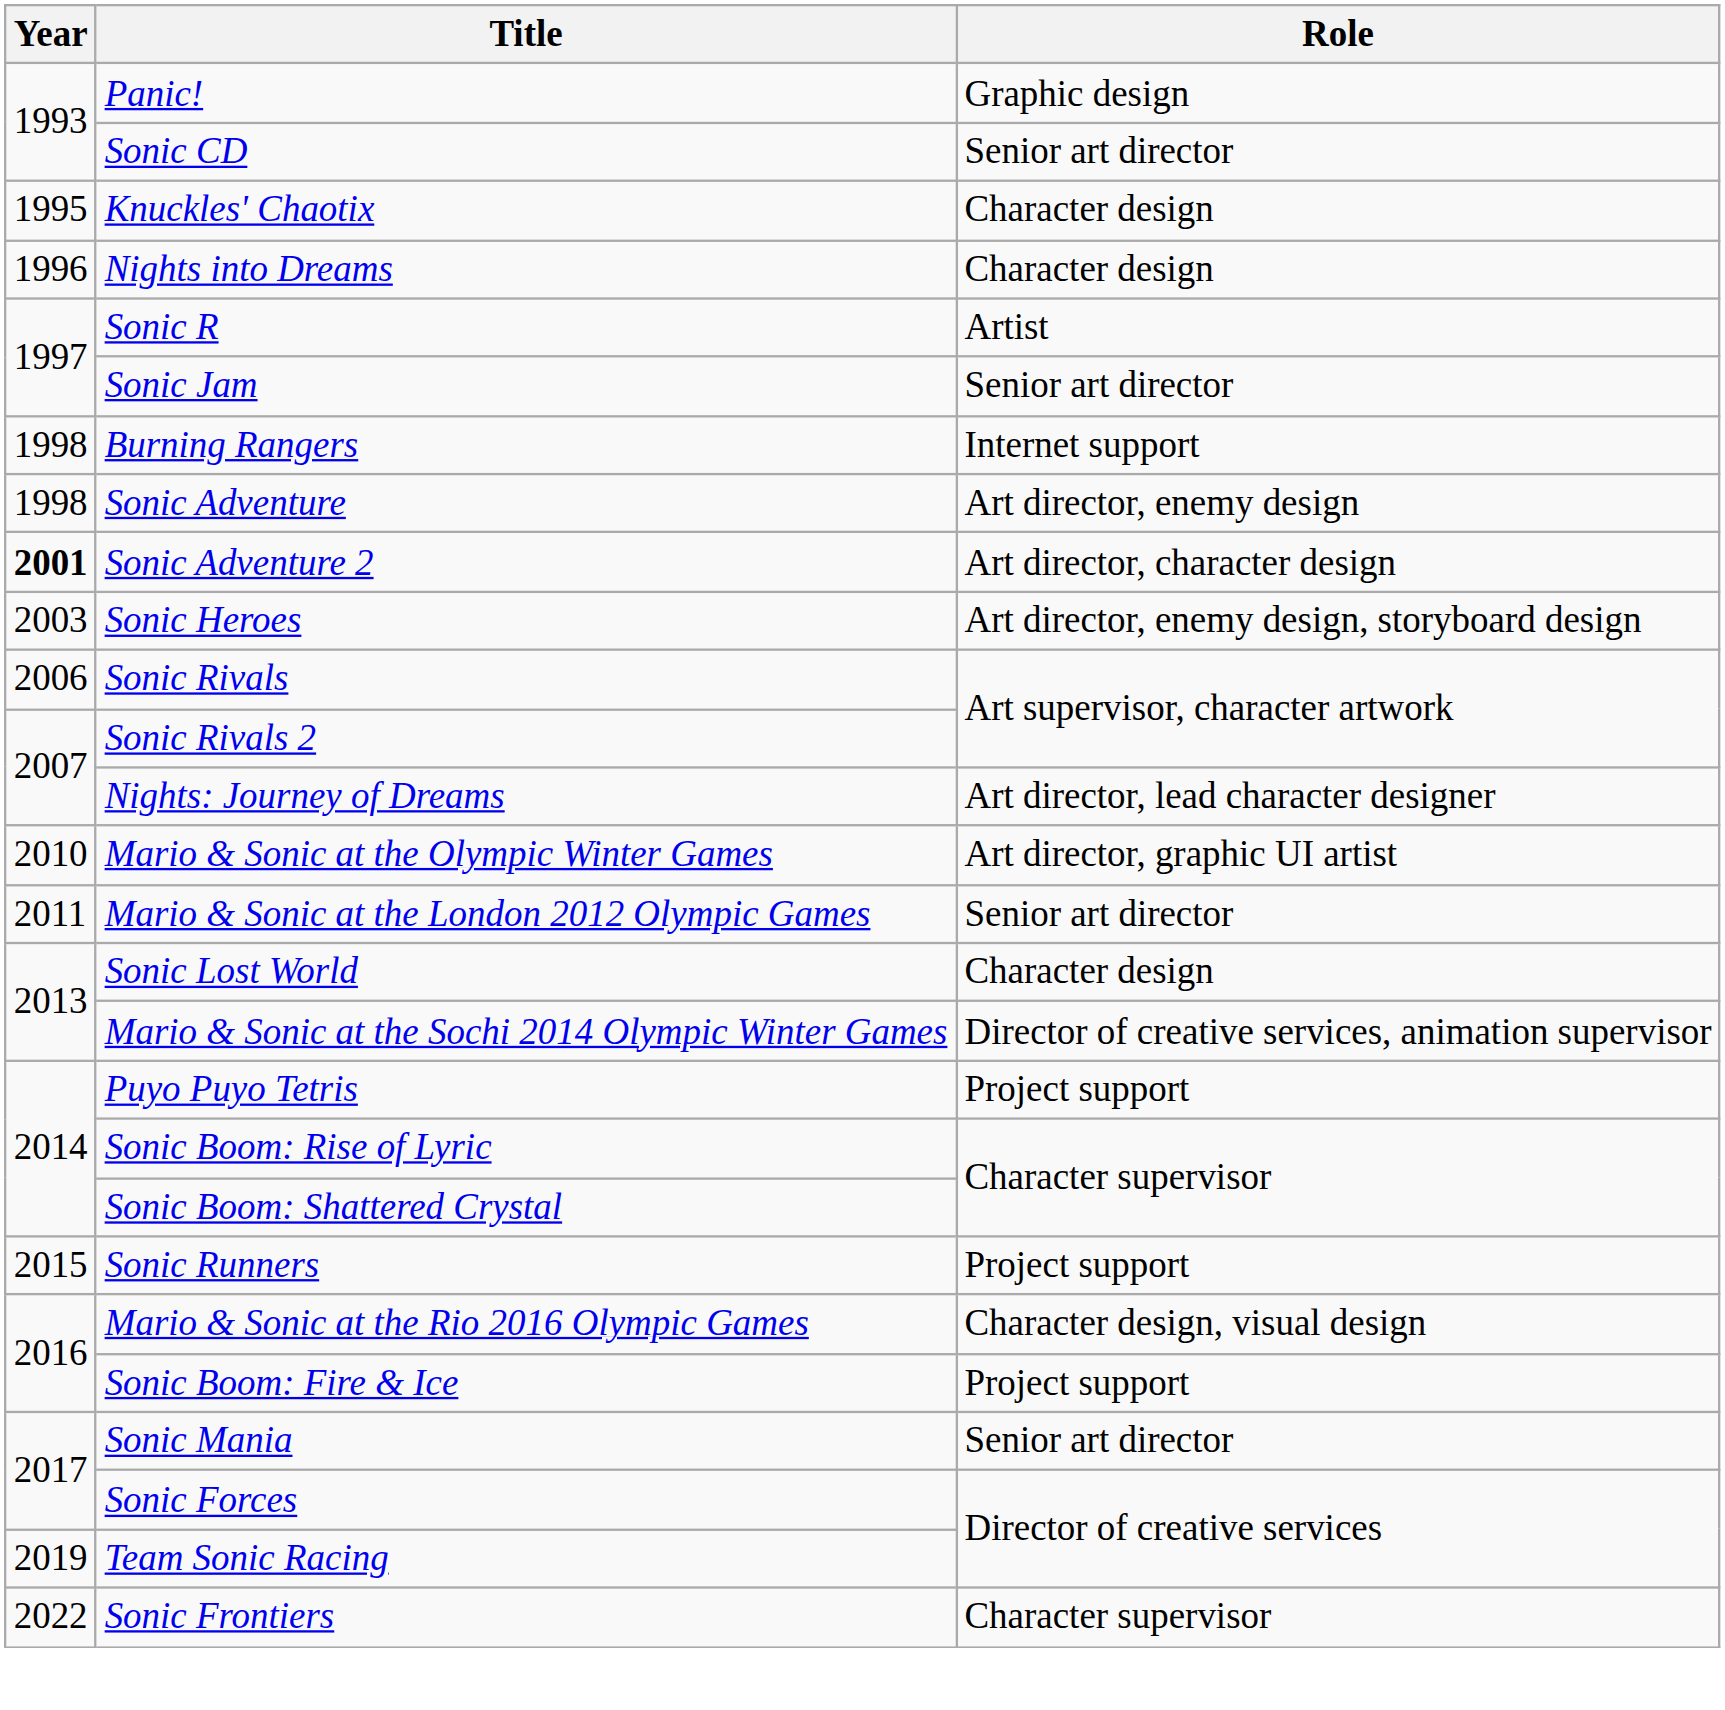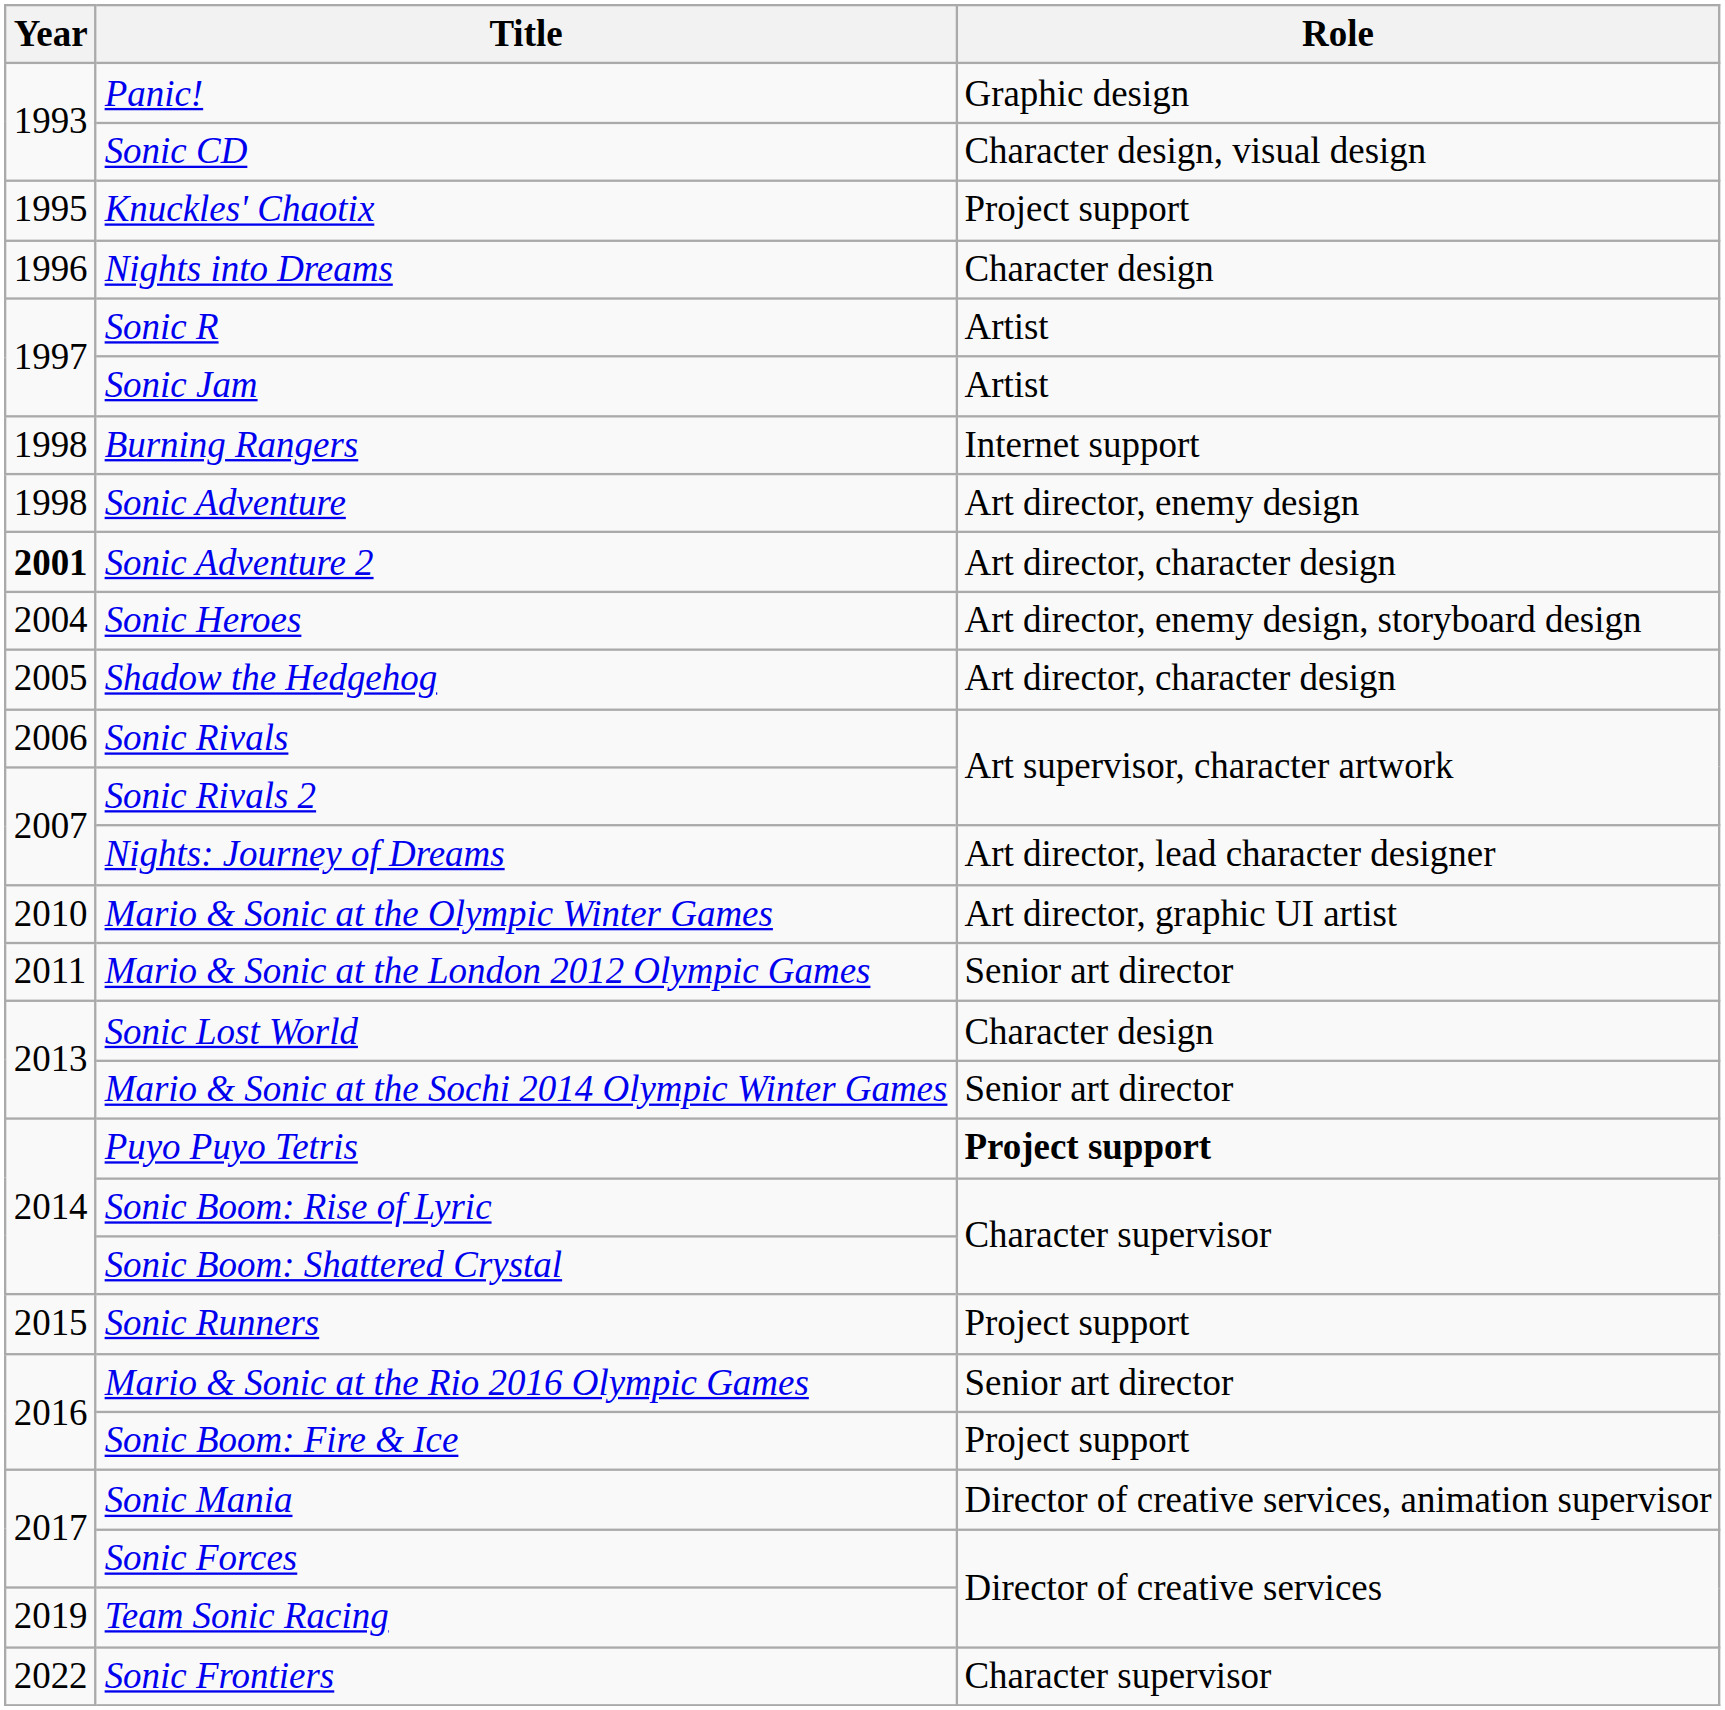(1099, 151) Senior art director -> (1195, 151) Character design, visual design
(1089, 209) Character design -> (1077, 209) Project support
(1099, 385) Senior art director -> (1007, 385) Artist
(51, 619) 2003 -> (51, 619) 2004
+ row: (271, 678)
(1338, 1030) Director of creative services, animation supervisor -> (1099, 1088) Senior art director
(1077, 1088) normal -> (1088, 1147) bold
(1195, 1323) Character design, visual design -> (1099, 1381) Senior art director
(1099, 1440) Senior art director -> (1338, 1499) Director of creative services, animation supervisor
